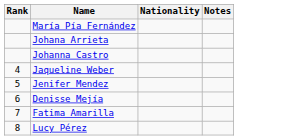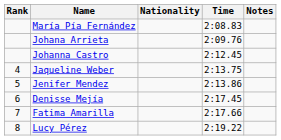+ column: (223, 12)
